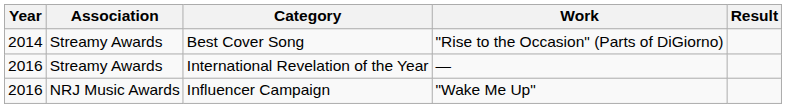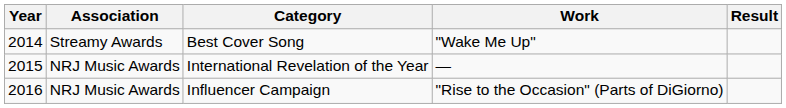(580, 41) "Rise to the Occasion" (Parts of DiGiorno) -> (486, 41) "Wake Me Up"
(25, 66) 2016 -> (25, 66) 2015
(106, 66) Streamy Awards -> (115, 66) NRJ Music Awards
(486, 90) "Wake Me Up" -> (580, 90) "Rise to the Occasion" (Parts of DiGiorno)
